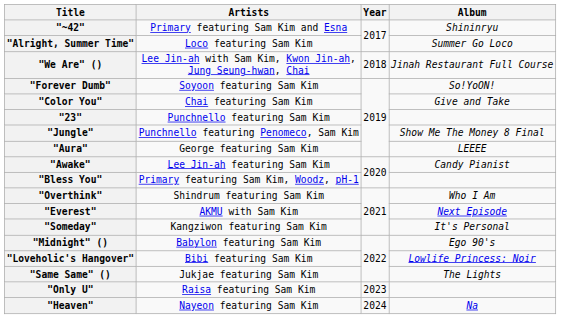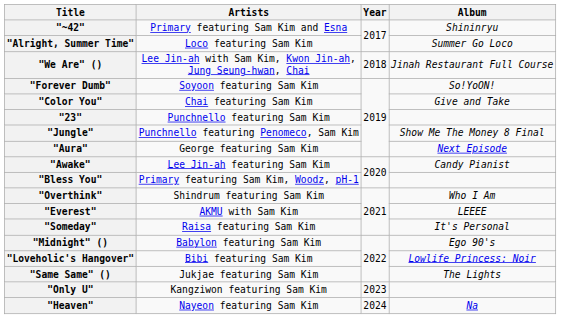(472, 149) LEEEE -> (472, 149) Next Episode
(472, 211) Next Episode -> (472, 211) LEEEE
(249, 227) Kangziwon featuring Sam Kim -> (249, 227) Raisa featuring Sam Kim
(249, 290) Raisa featuring Sam Kim -> (249, 290) Kangziwon featuring Sam Kim
